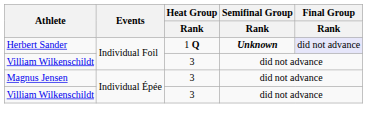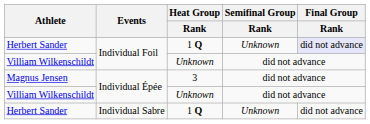(257, 45) bold -> (260, 45) normal
(192, 62) 3 -> (195, 62) Unknown
(192, 95) 3 -> (195, 95) Unknown
+ row: (37, 111)
